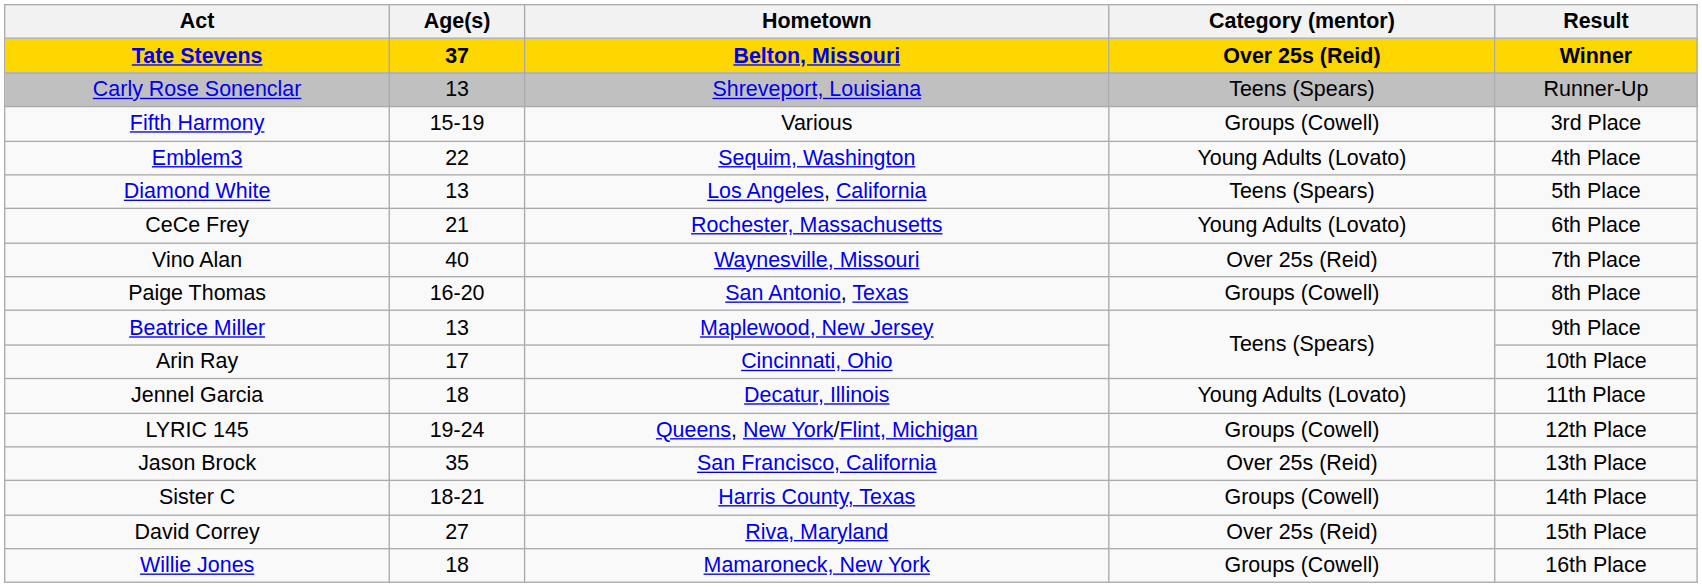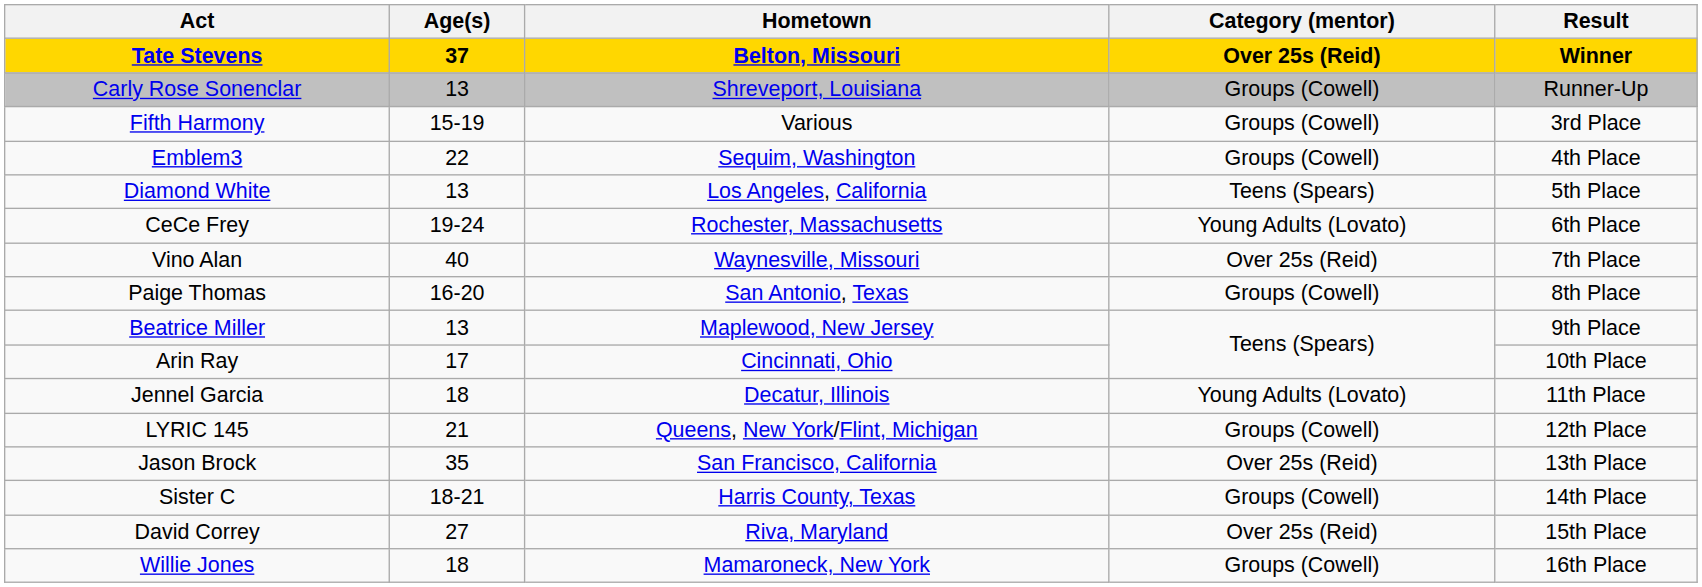(1302, 89) Teens (Spears) -> (1302, 89) Groups (Cowell)
(1302, 157) Young Adults (Lovato) -> (1302, 157) Groups (Cowell)
(457, 225) 21 -> (457, 225) 19-24
(457, 429) 19-24 -> (457, 429) 21
